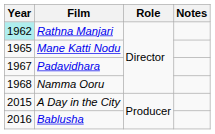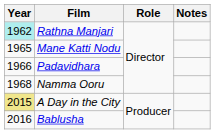(19, 66) 1967 -> (19, 66) 1966
(19, 102) no background -> (19, 102) khaki background
